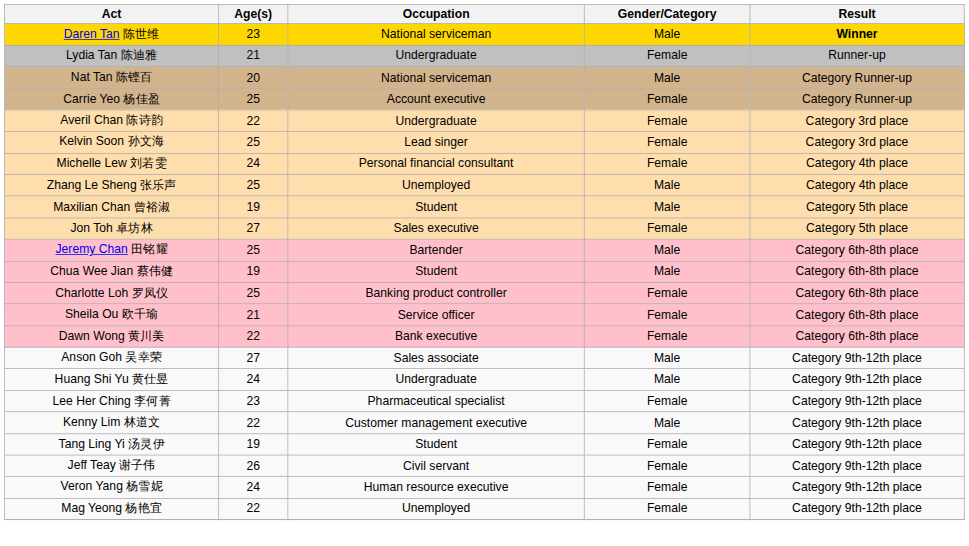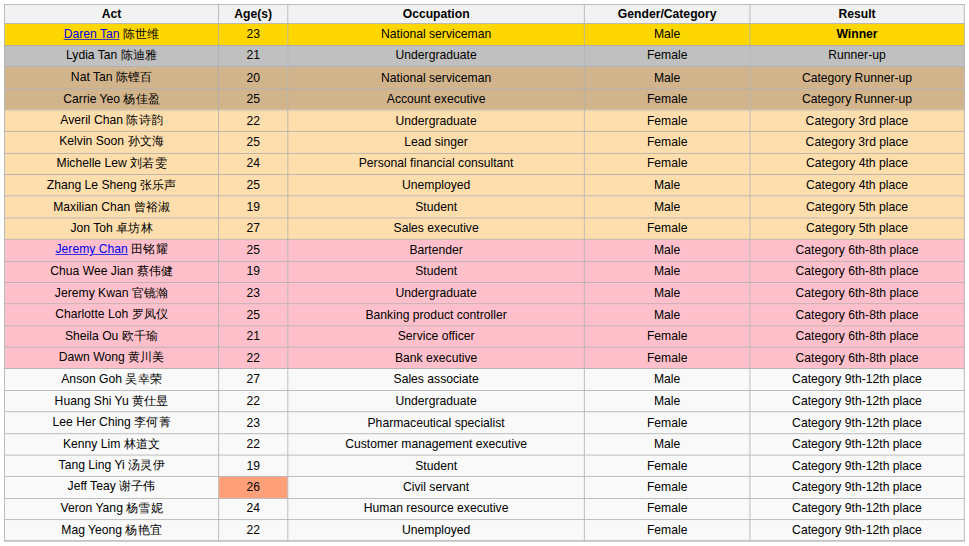+ row: (112, 292)
(667, 293) Female -> (667, 314) Male
(253, 379) 24 -> (253, 401) 22
(253, 465) no background -> (253, 487) lightsalmon background
